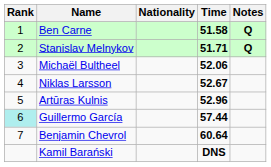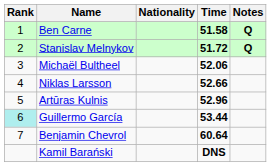(214, 48) 51.71 -> (214, 48) 51.72
(214, 83) 52.67 -> (214, 83) 52.66
(214, 118) 57.44 -> (214, 118) 53.44
